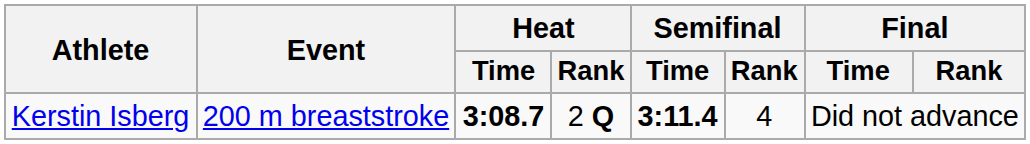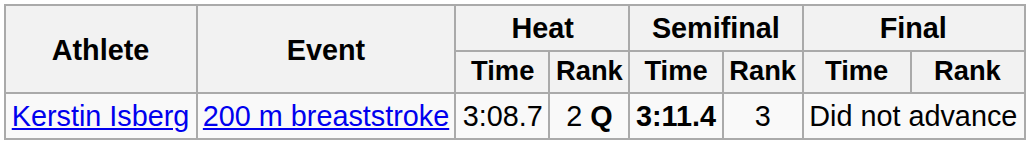(504, 117) bold -> (503, 117) normal
(764, 117) 4 -> (763, 117) 3
